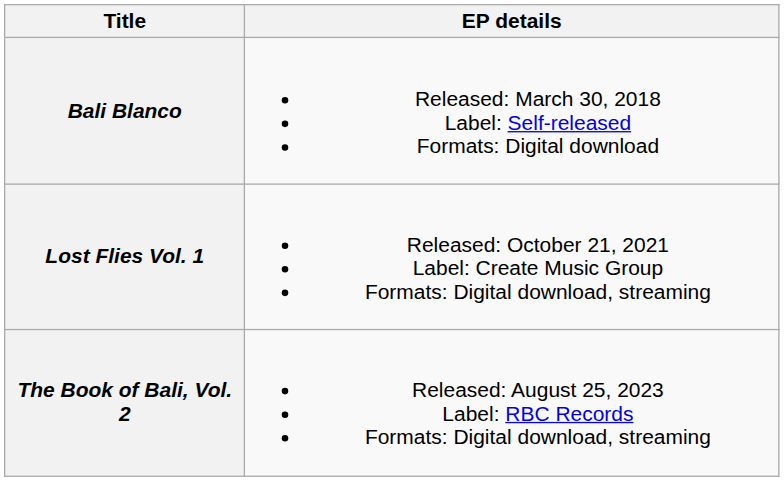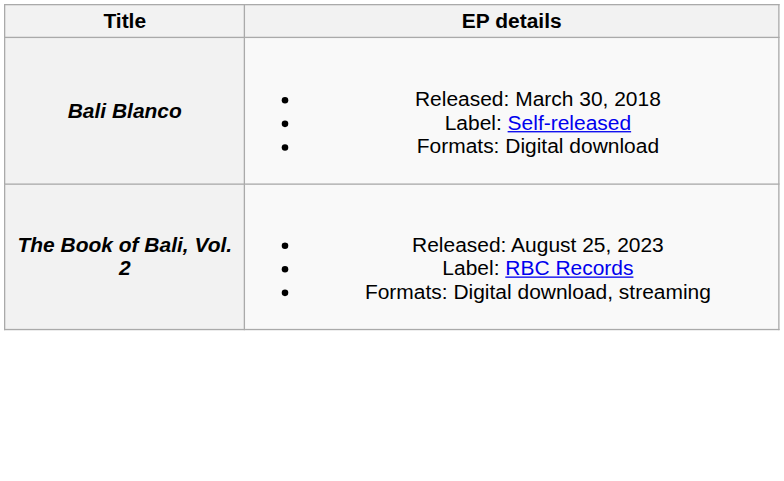- row: (125, 256)
